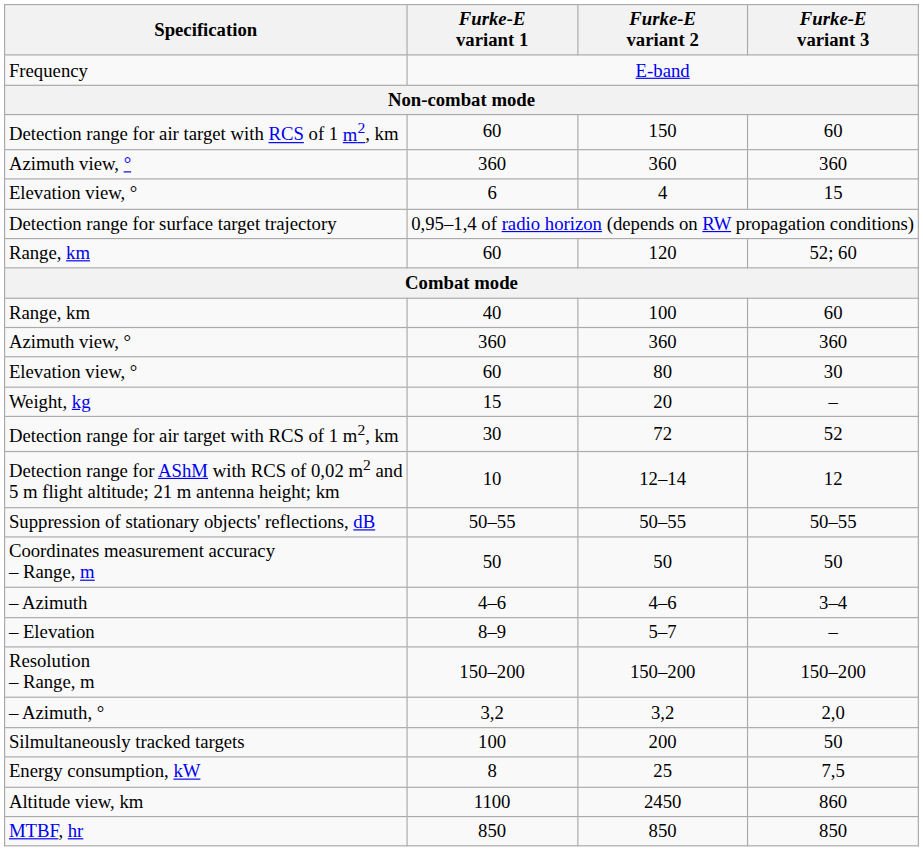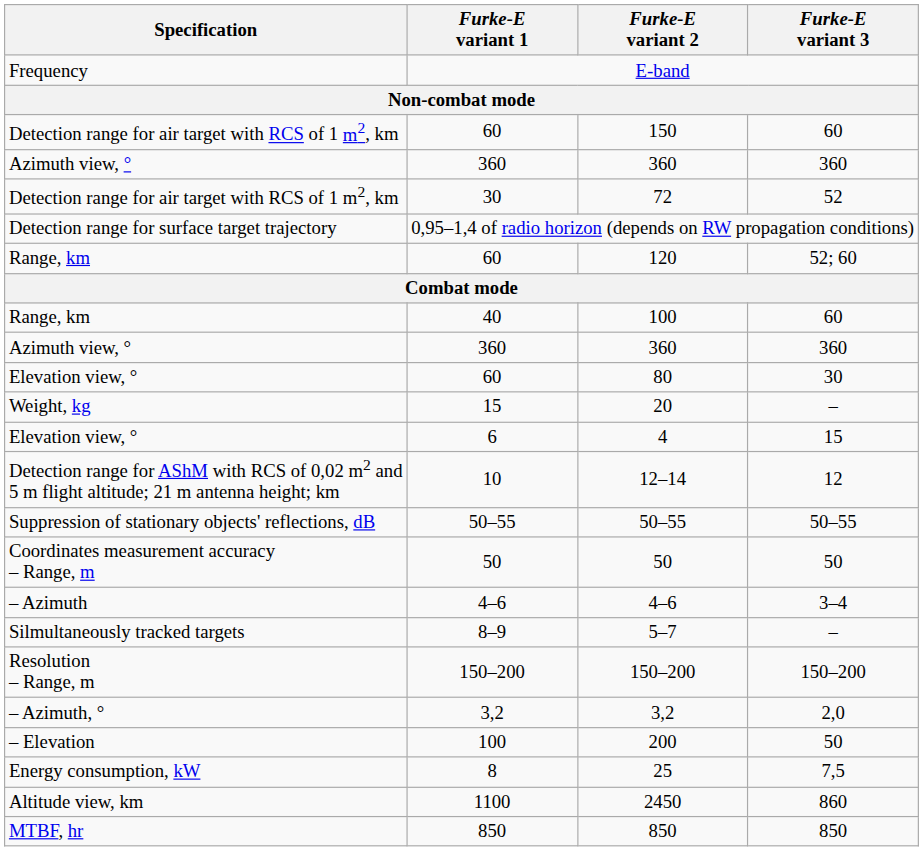rows swapped: (492, 193) <-> (492, 433)
(52, 632) – Elevation -> (127, 632) Silmultaneously tracked targets
(127, 742) Silmultaneously tracked targets -> (52, 742) – Elevation
